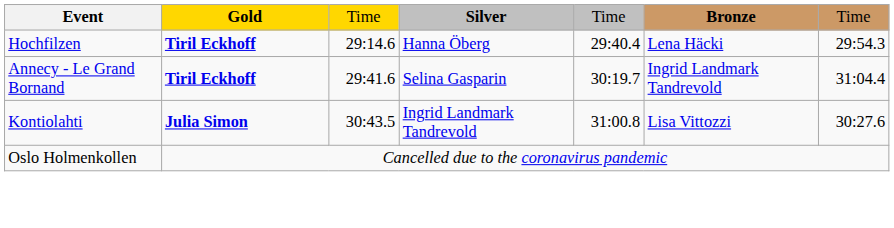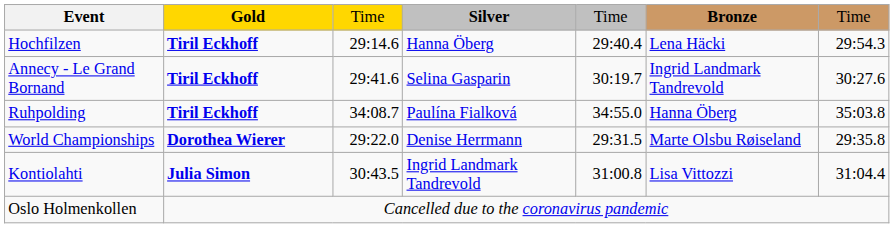(860, 78) 31:04.4 -> (860, 78) 30:27.6
+ row: (47, 113)
+ row: (81, 139)
(860, 122) 30:27.6 -> (860, 174) 31:04.4
